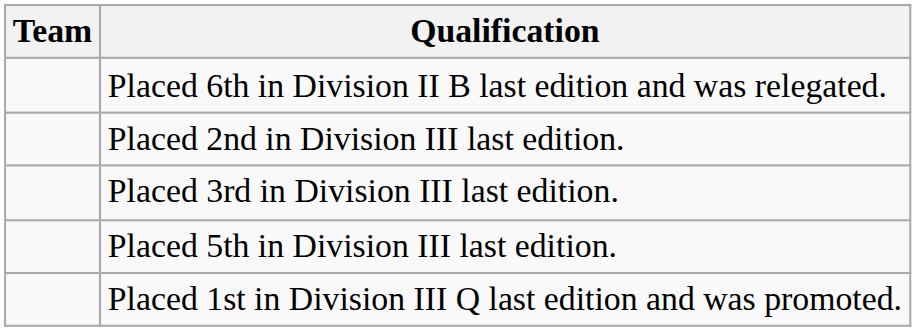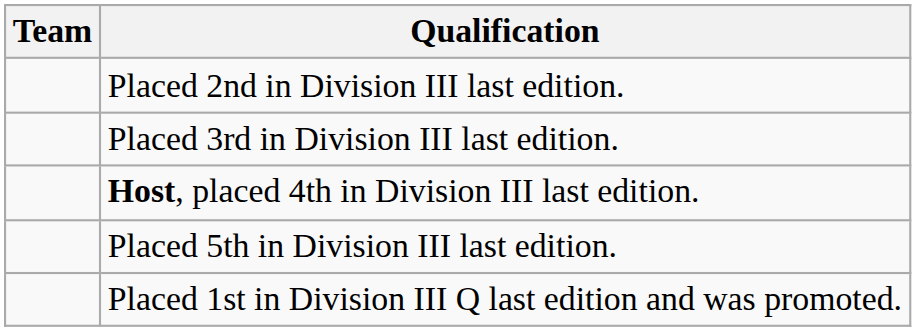- row: (497, 84)
+ row: (404, 191)
